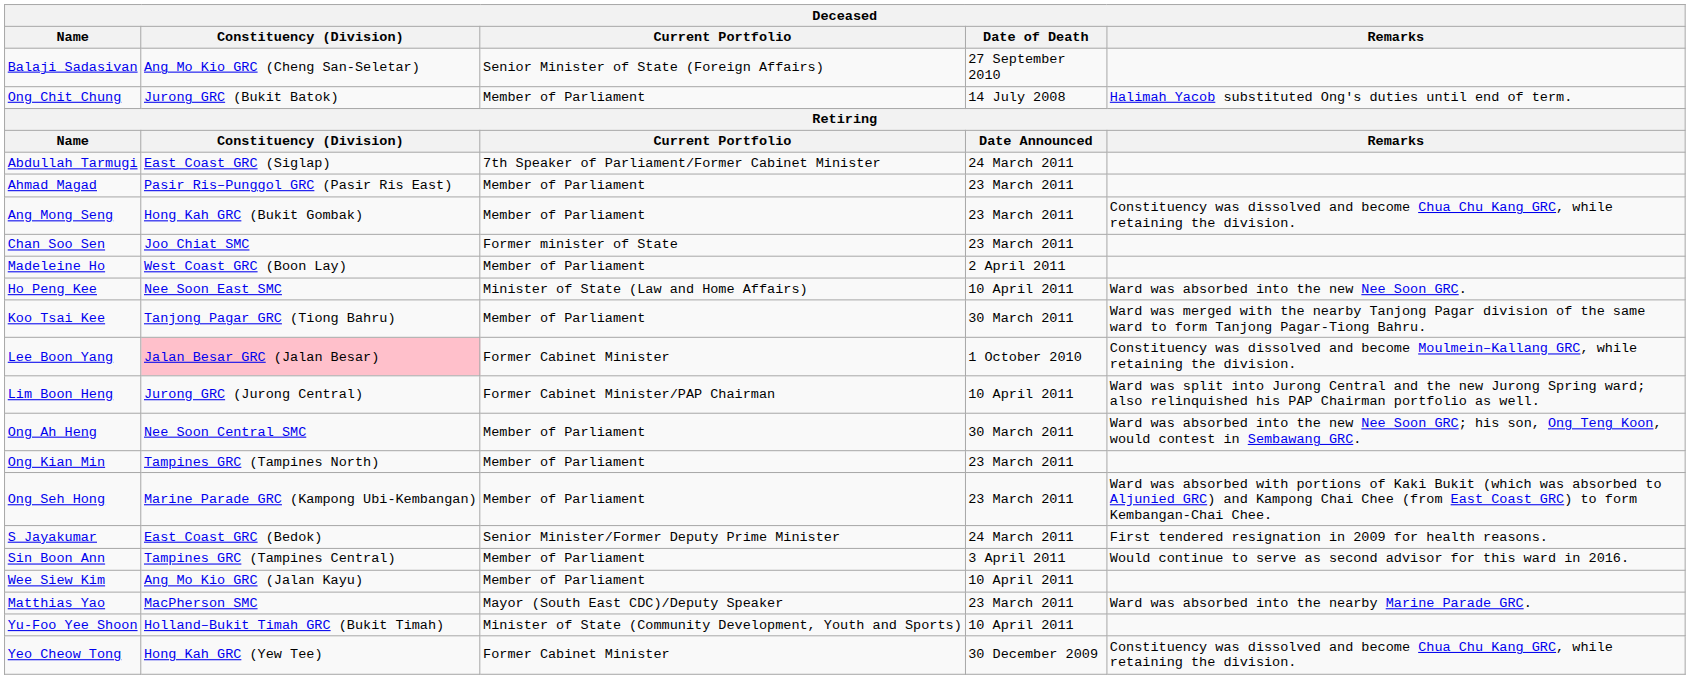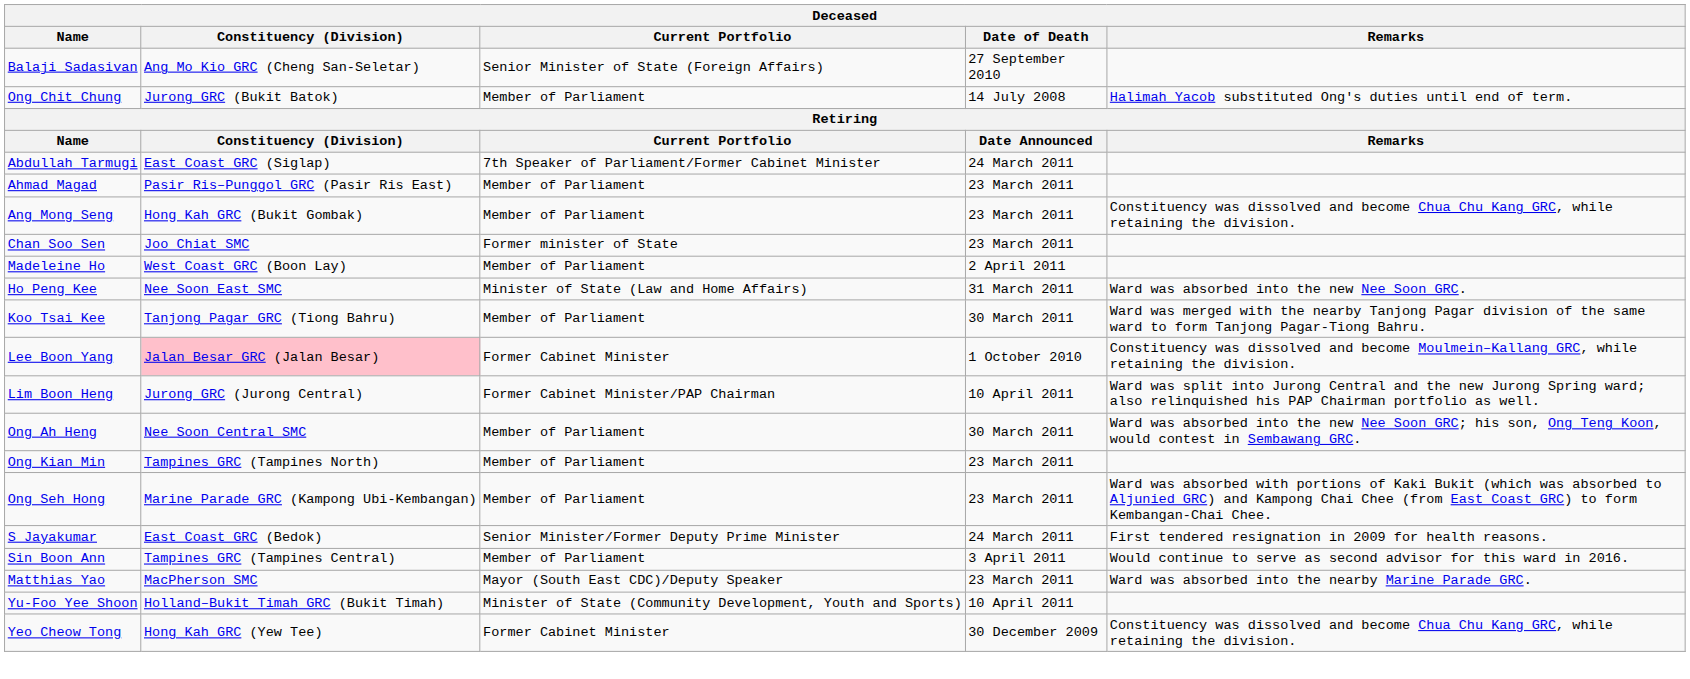(1021, 289) 10 April 2011 -> (1021, 289) 31 March 2011
- row: (56, 581)
